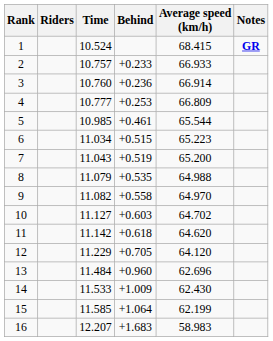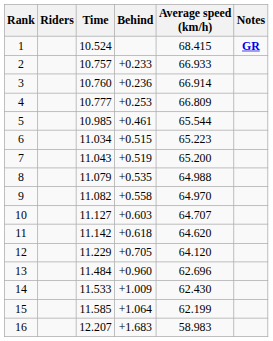(195, 214) 64.702 -> (195, 214) 64.707
